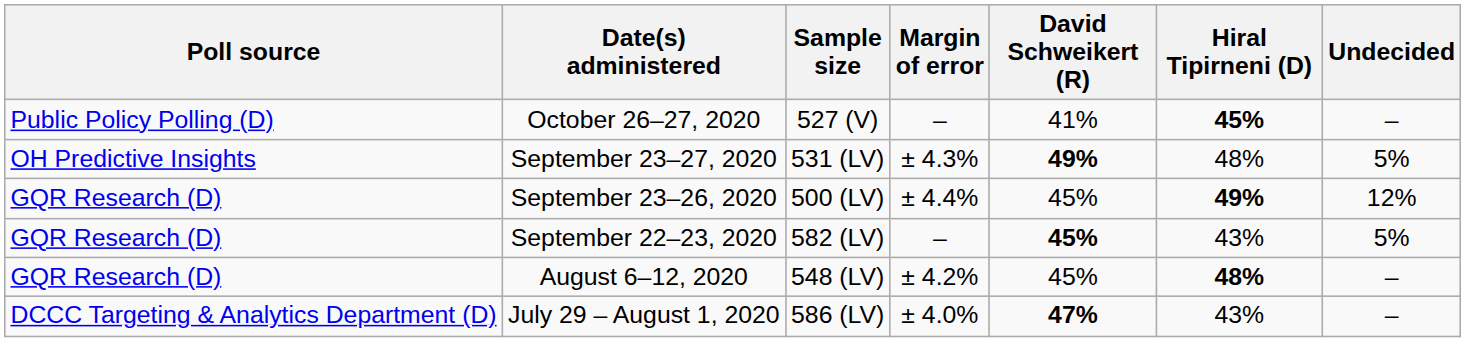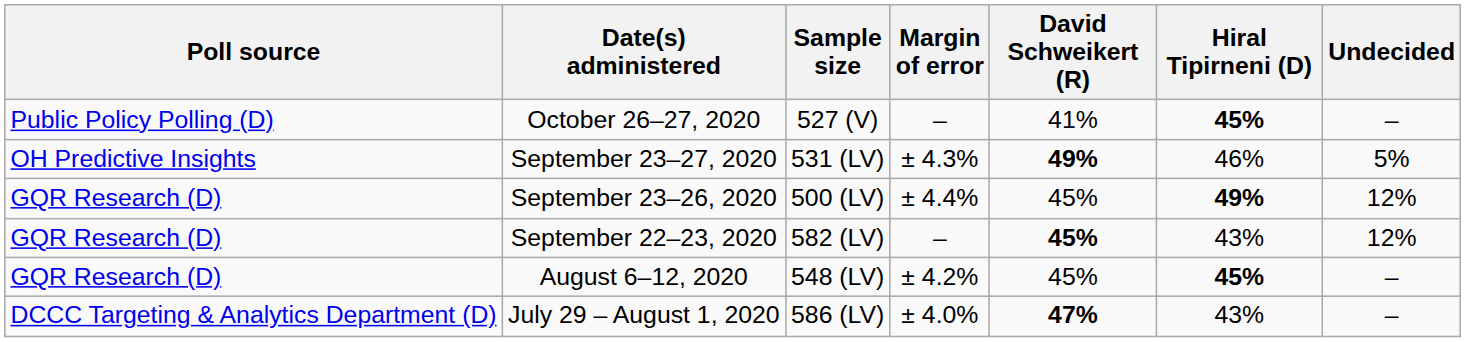(1239, 158) 48% -> (1239, 158) 46%
(1392, 237) 5% -> (1392, 237) 12%
(1239, 276) 48% -> (1239, 276) 45%
